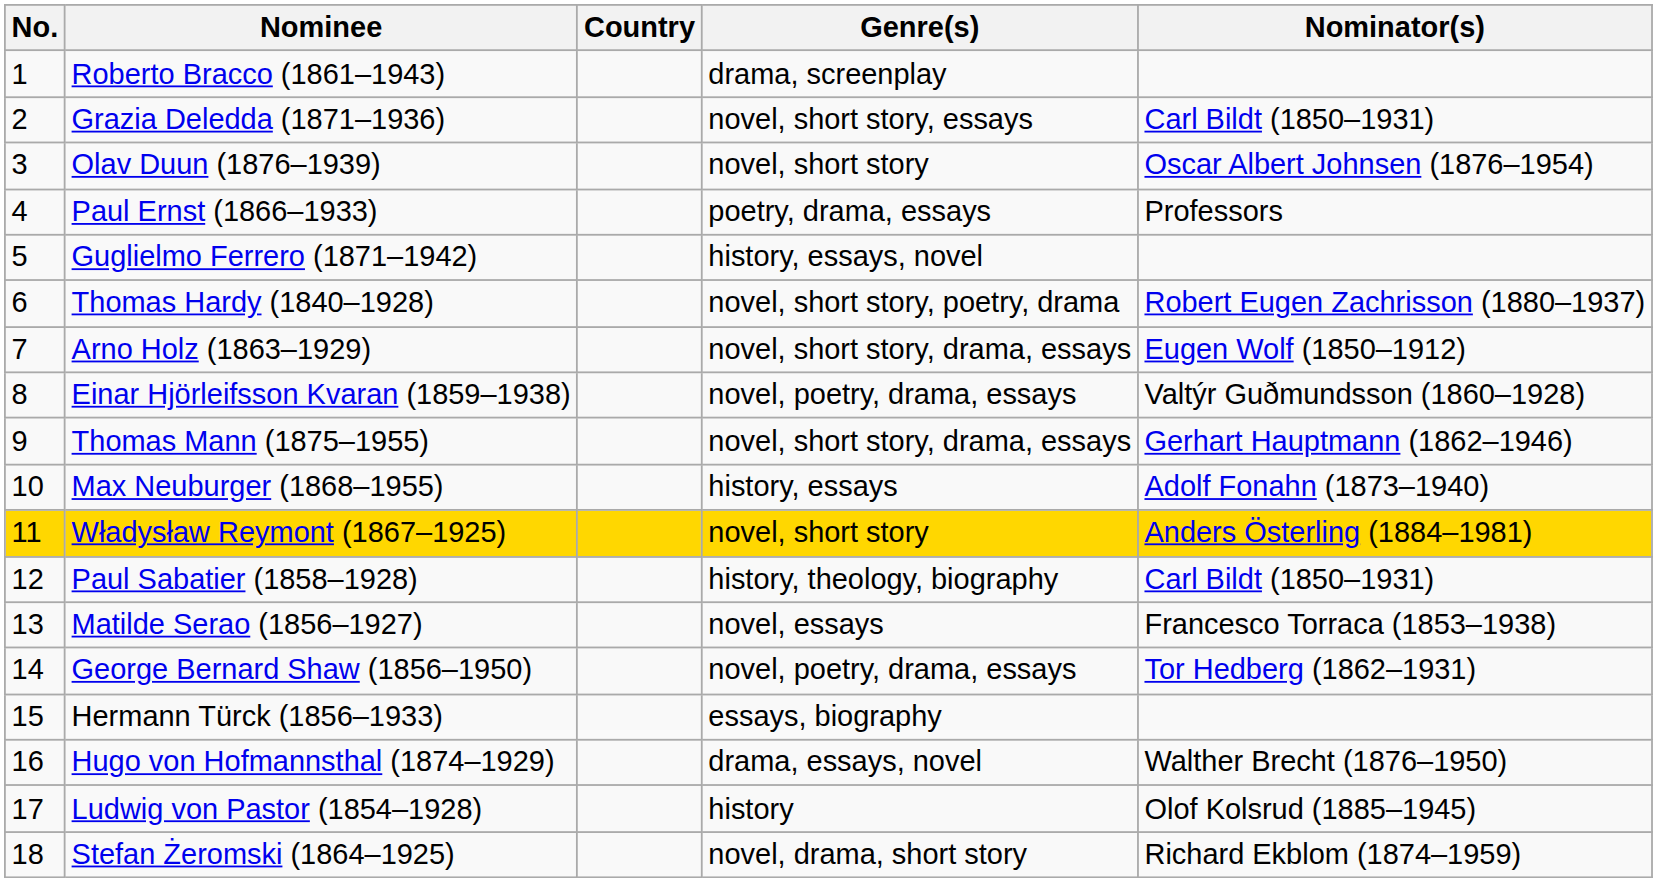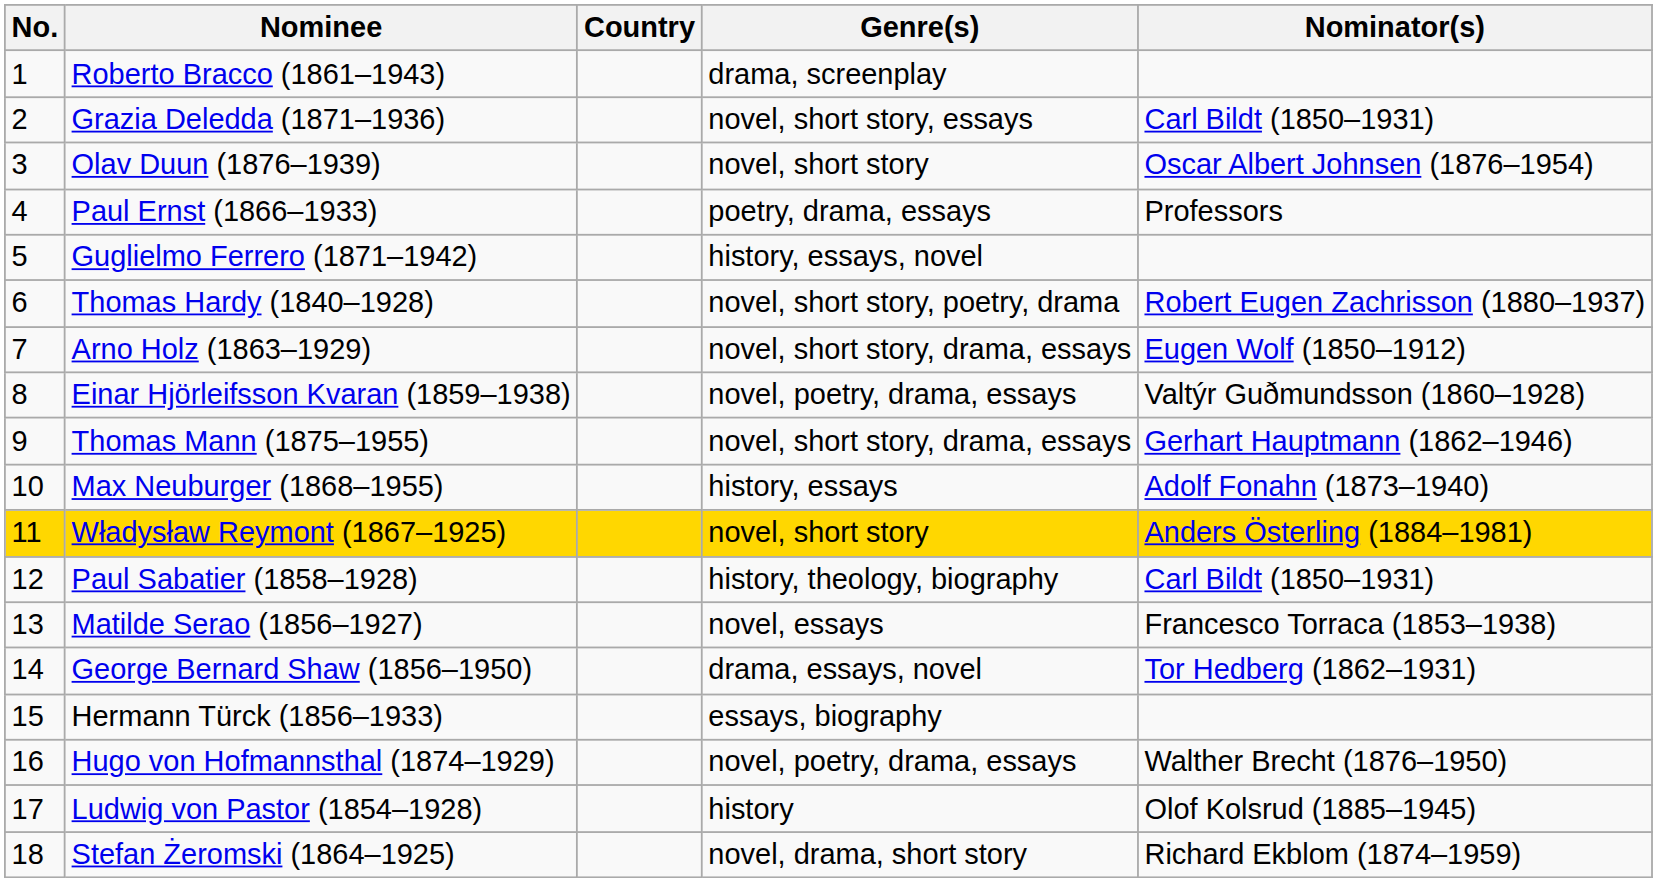(892, 670) novel, poetry, drama, essays -> (845, 670) drama, essays, novel
(845, 762) drama, essays, novel -> (892, 762) novel, poetry, drama, essays
